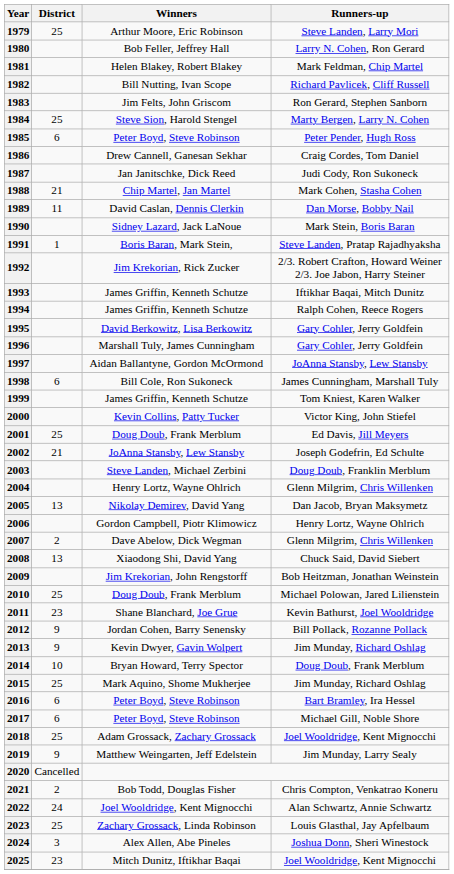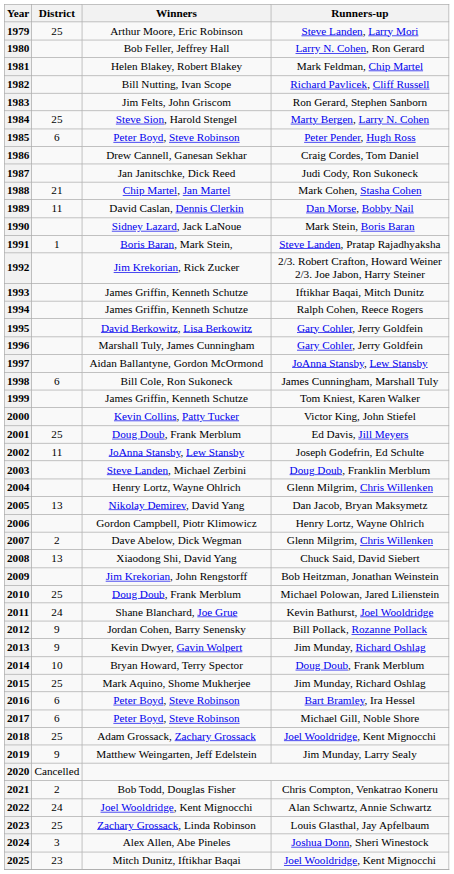(57, 452) 21 -> (57, 452) 11
(57, 612) 23 -> (57, 612) 24
